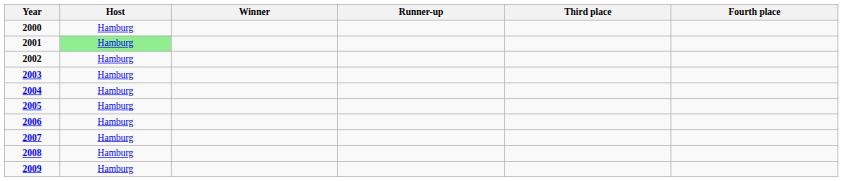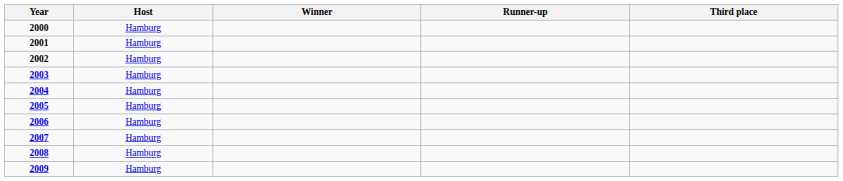- column: (755, 12)
(115, 44) lightgreen background -> (143, 44) no background
